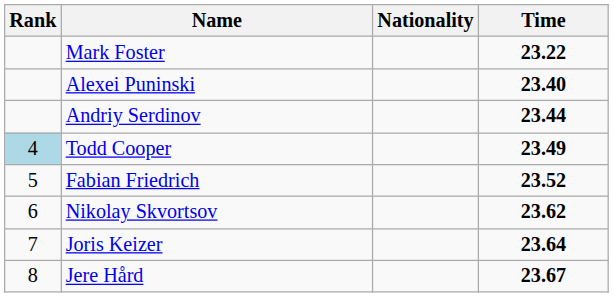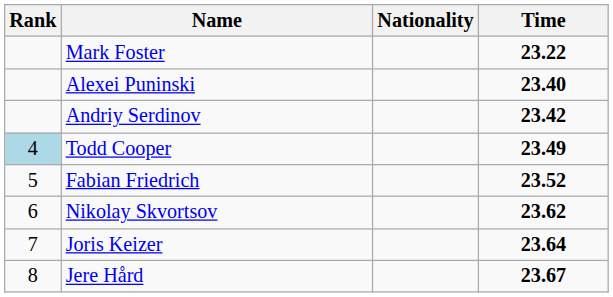(543, 116) 23.44 -> (543, 116) 23.42
